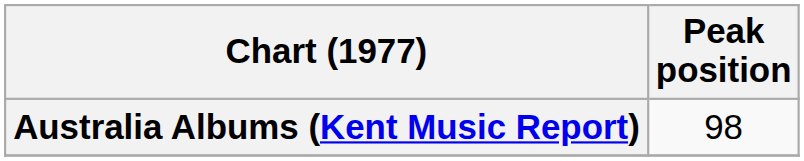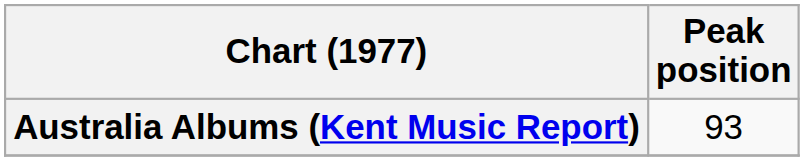(724, 126) 98 -> (724, 126) 93
